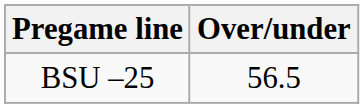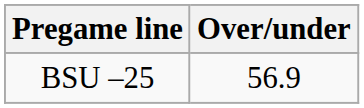(274, 77) 56.5 -> (274, 77) 56.9
